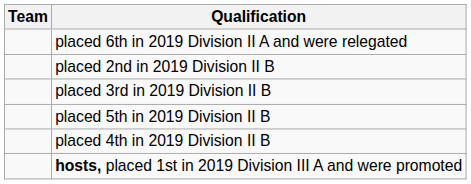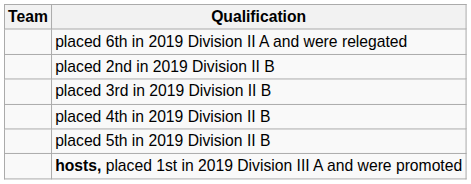rows swapped: (163, 141) <-> (163, 116)
